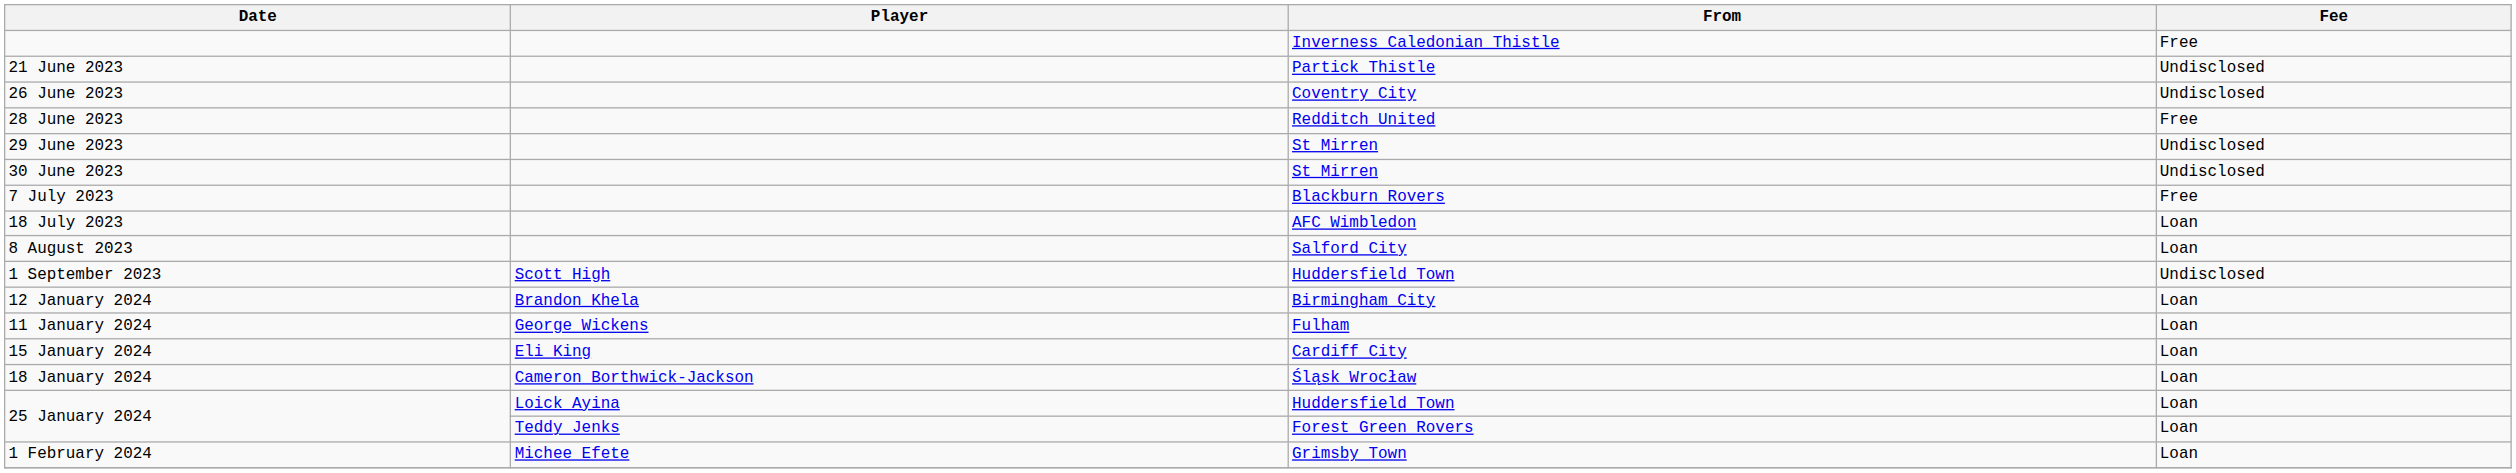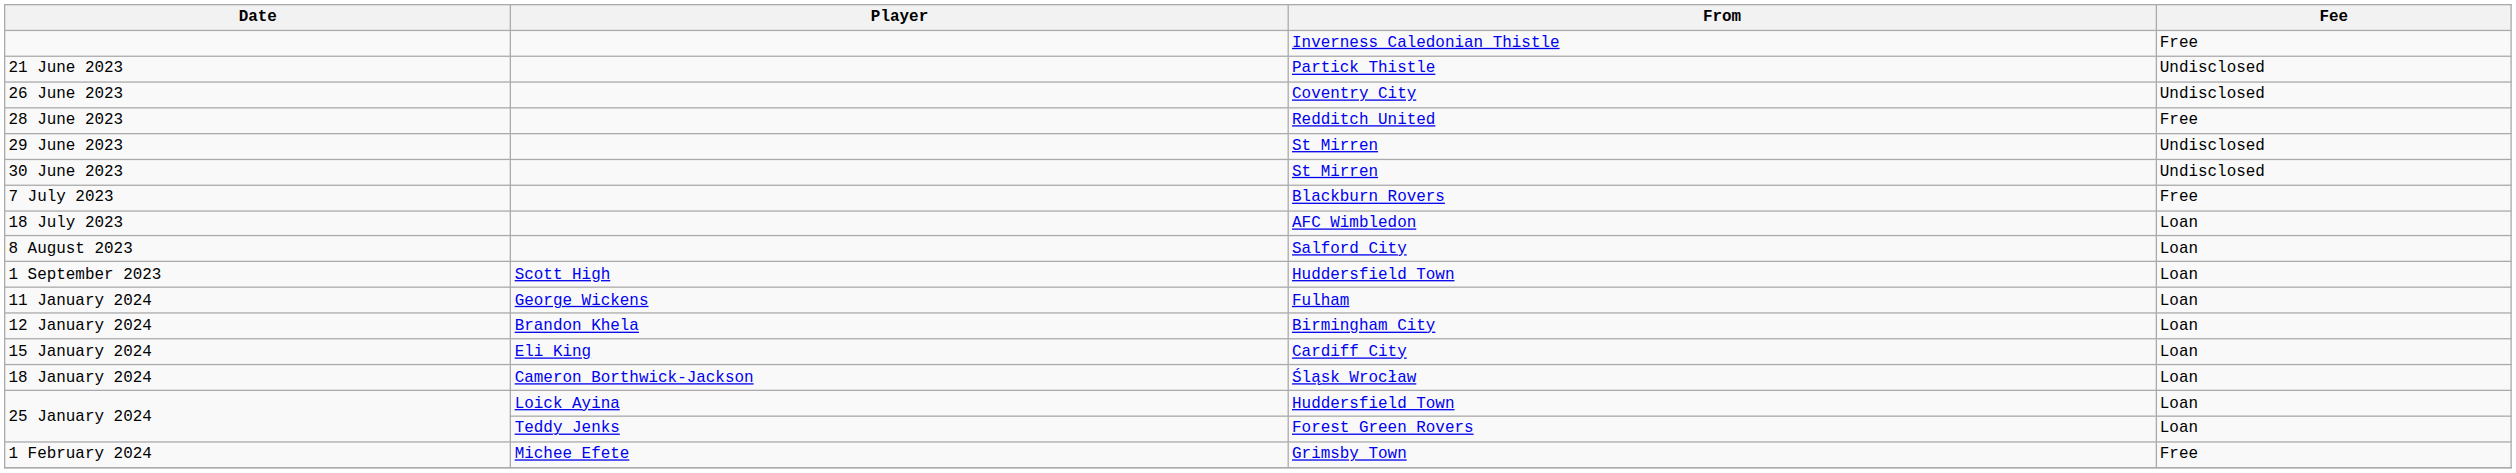(2212, 275) Undisclosed -> (2179, 275) Loan
rows swapped: (80, 326) <-> (80, 301)
(2179, 455) Loan -> (2179, 455) Free
